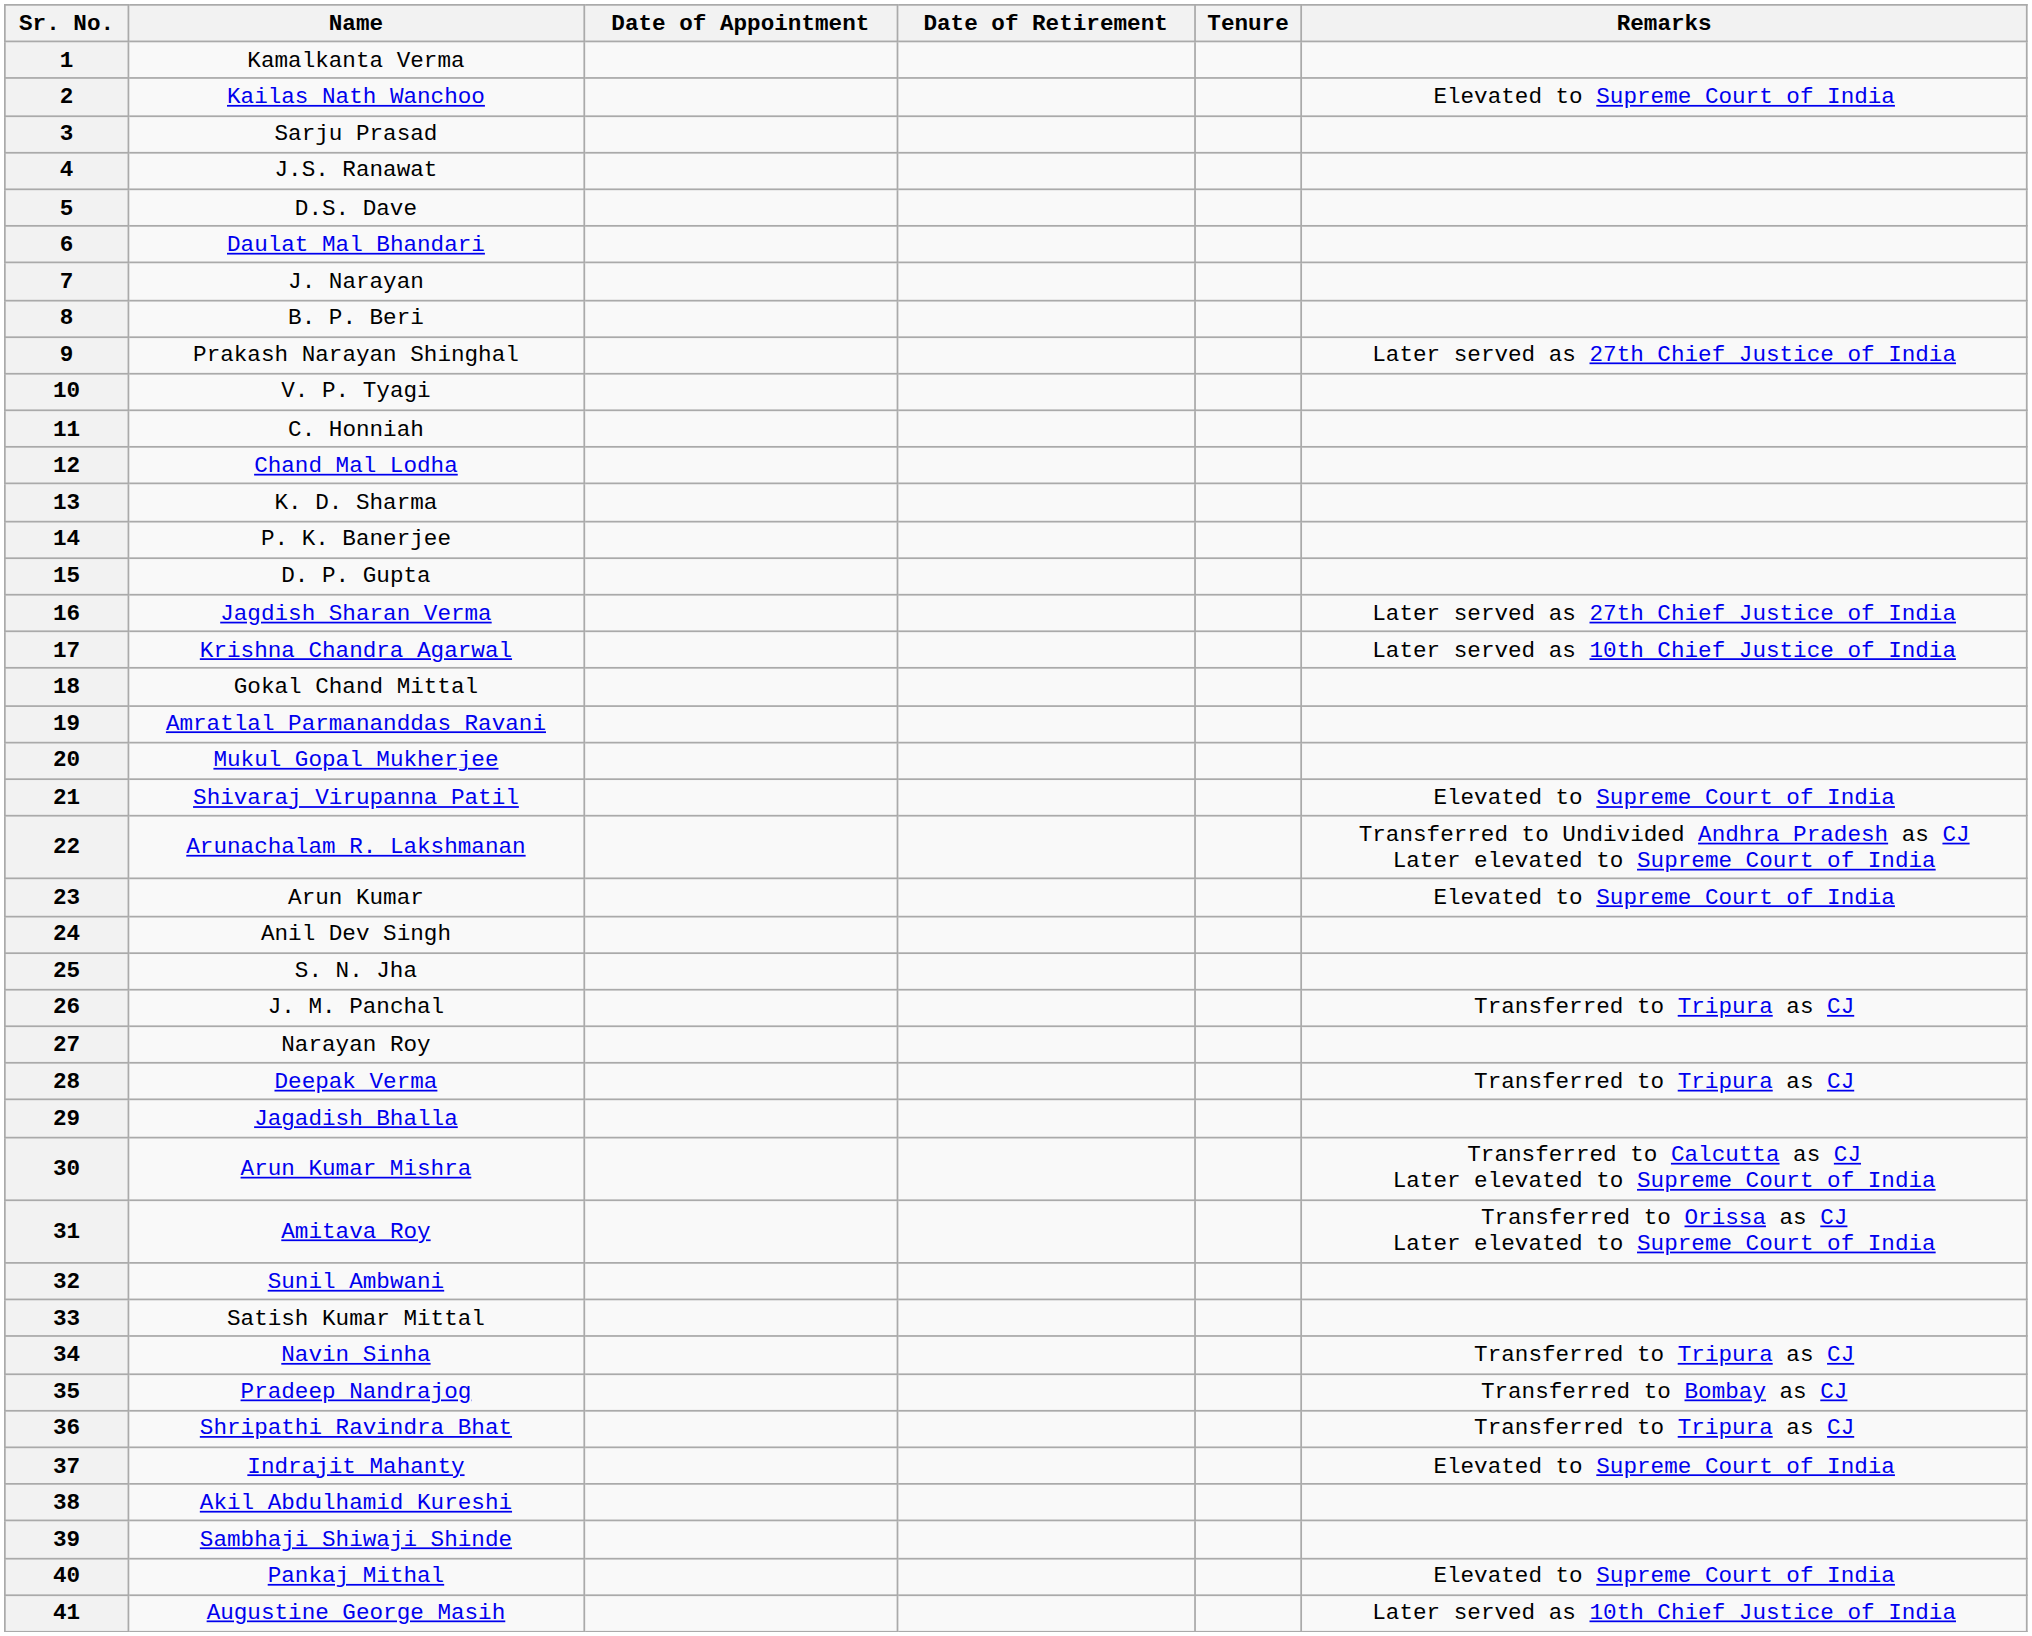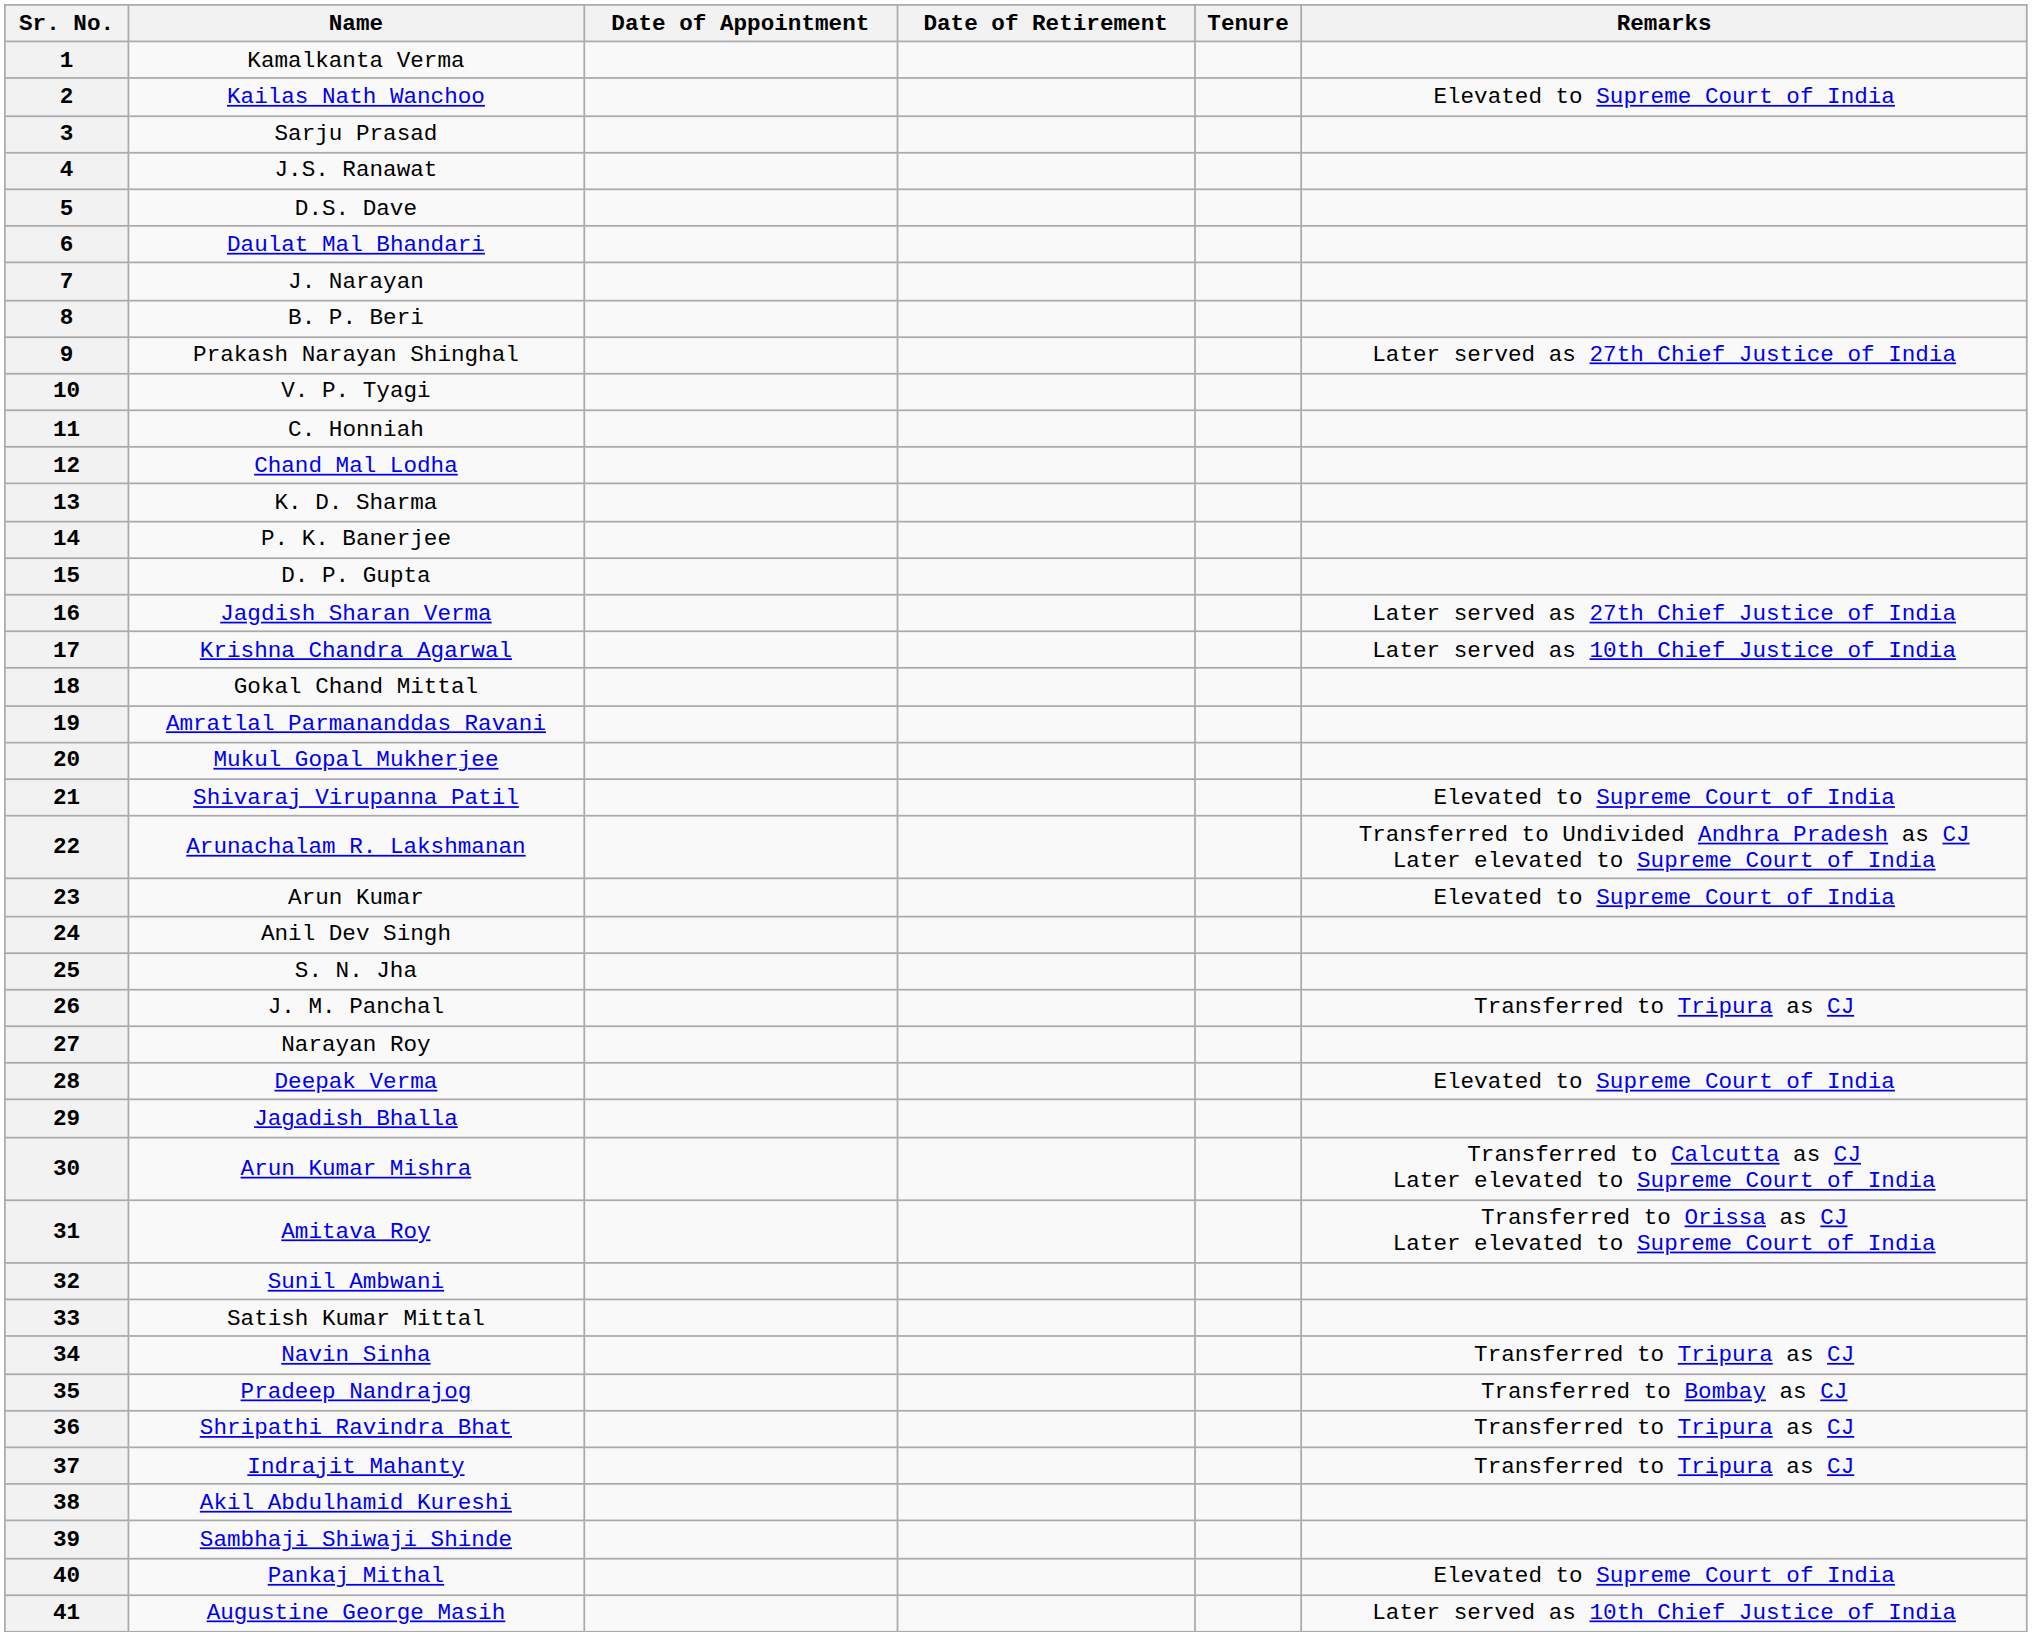(1664, 1082) Transferred to Tripura as CJ -> (1664, 1082) Elevated to Supreme Court of India
(1664, 1466) Elevated to Supreme Court of India -> (1664, 1466) Transferred to Tripura as CJ
